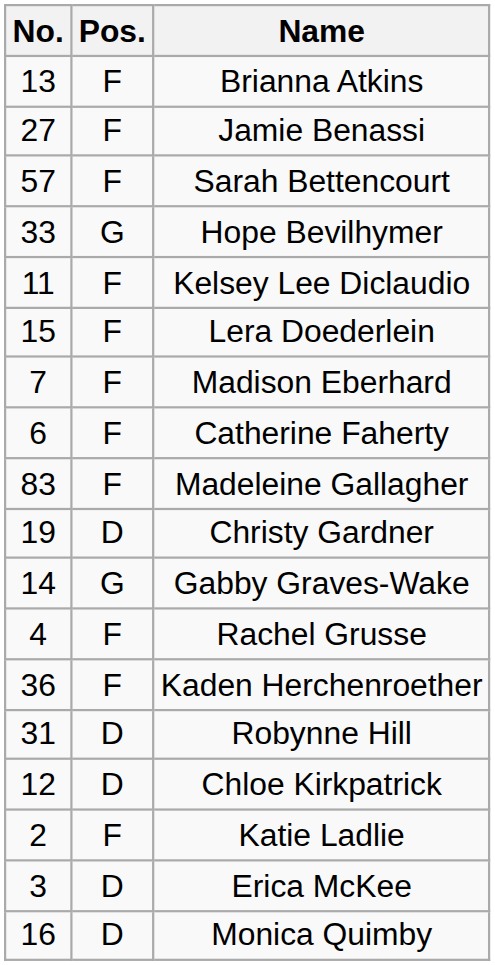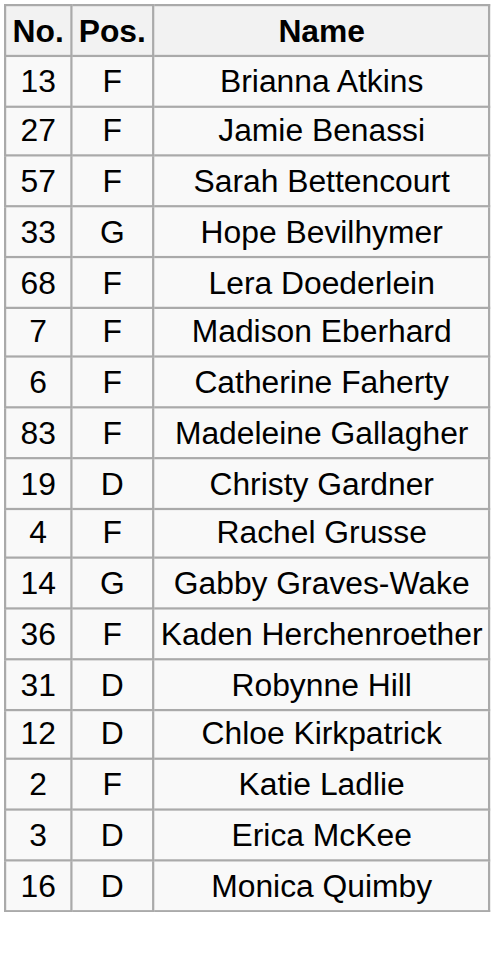- row: (322, 282)
(38, 332) 15 -> (38, 282) 68
rows swapped: (322, 584) <-> (322, 634)
